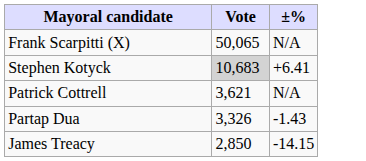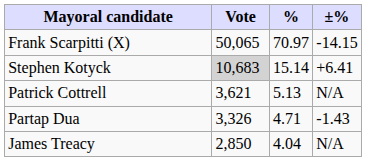+ column: (291, 17)
(287, 42) N/A -> (337, 42) -14.15
(294, 144) -14.15 -> (330, 144) N/A
